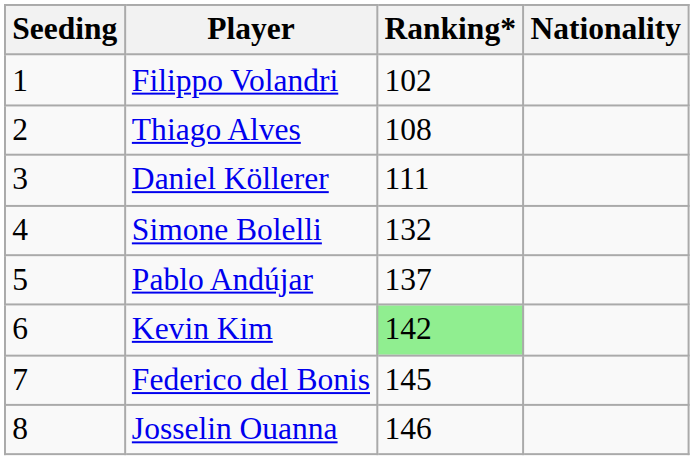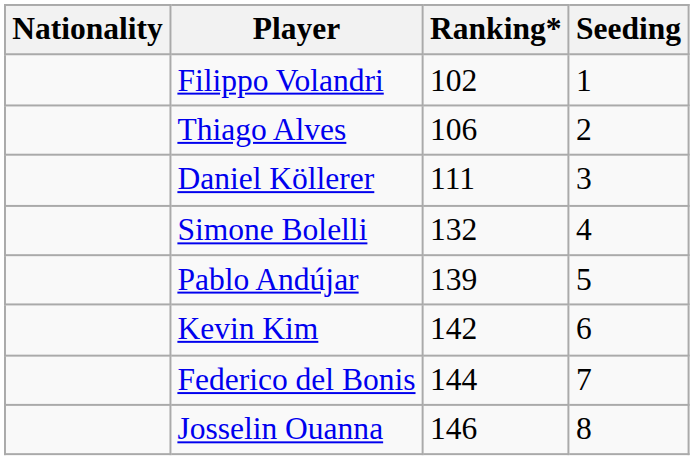columns swapped: (606, 29) <-> (65, 29)
(408, 129) 108 -> (454, 129) 106
(408, 279) 137 -> (454, 279) 139
(408, 329) lightgreen background -> (454, 329) no background
(408, 379) 145 -> (454, 379) 144
